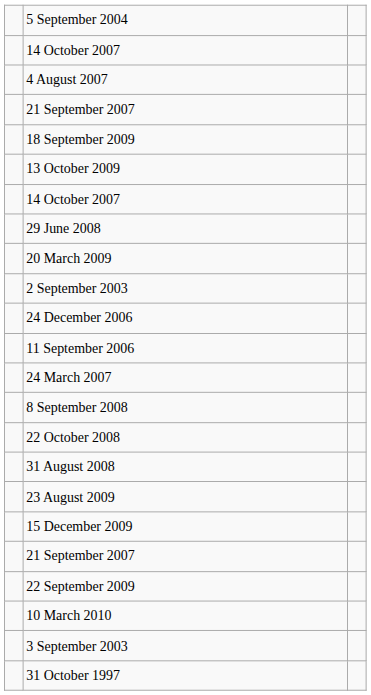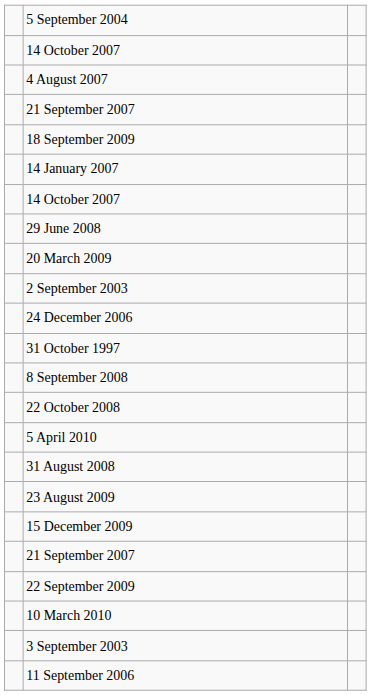- row: (14, 169)
+ row: (14, 169)
rows swapped: (14, 676) <-> (14, 348)
- row: (14, 378)
+ row: (14, 437)
